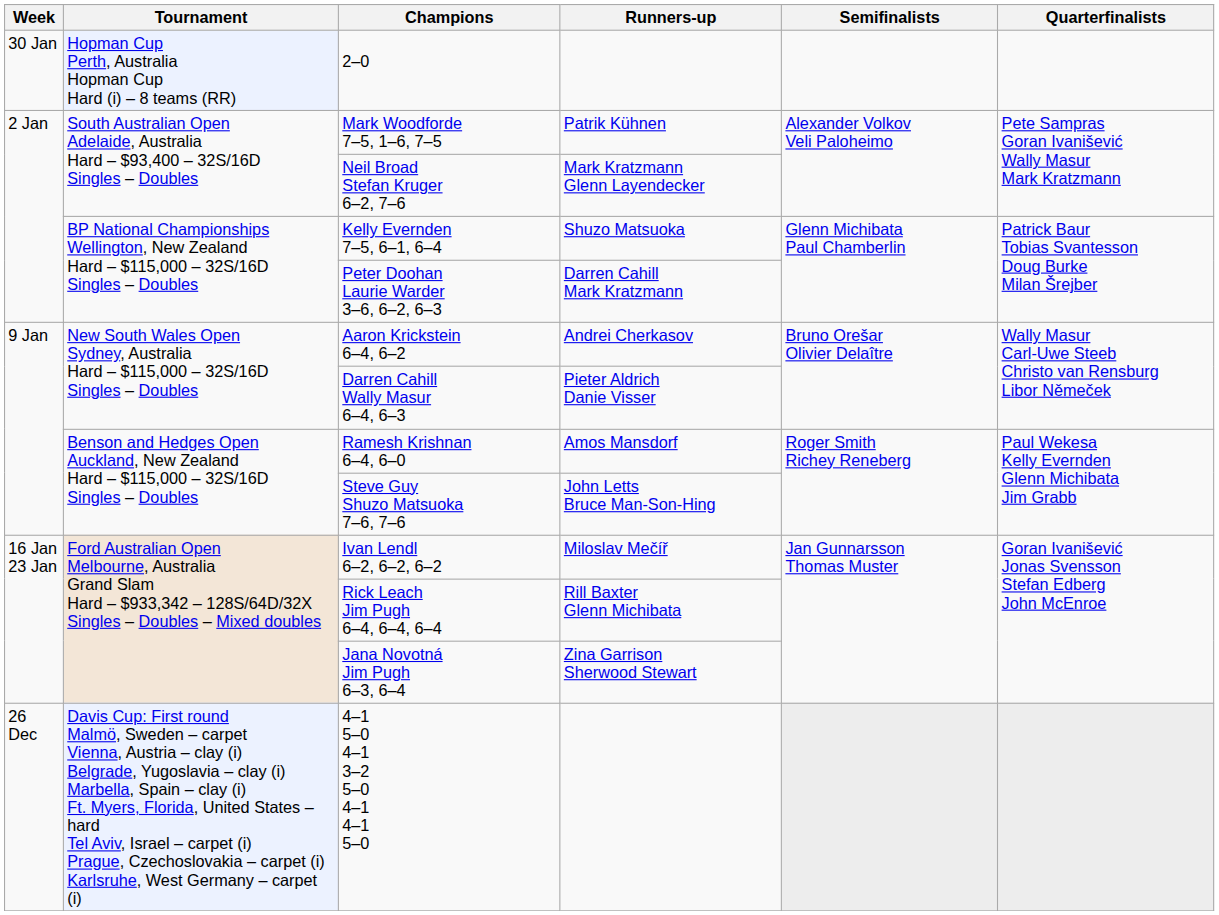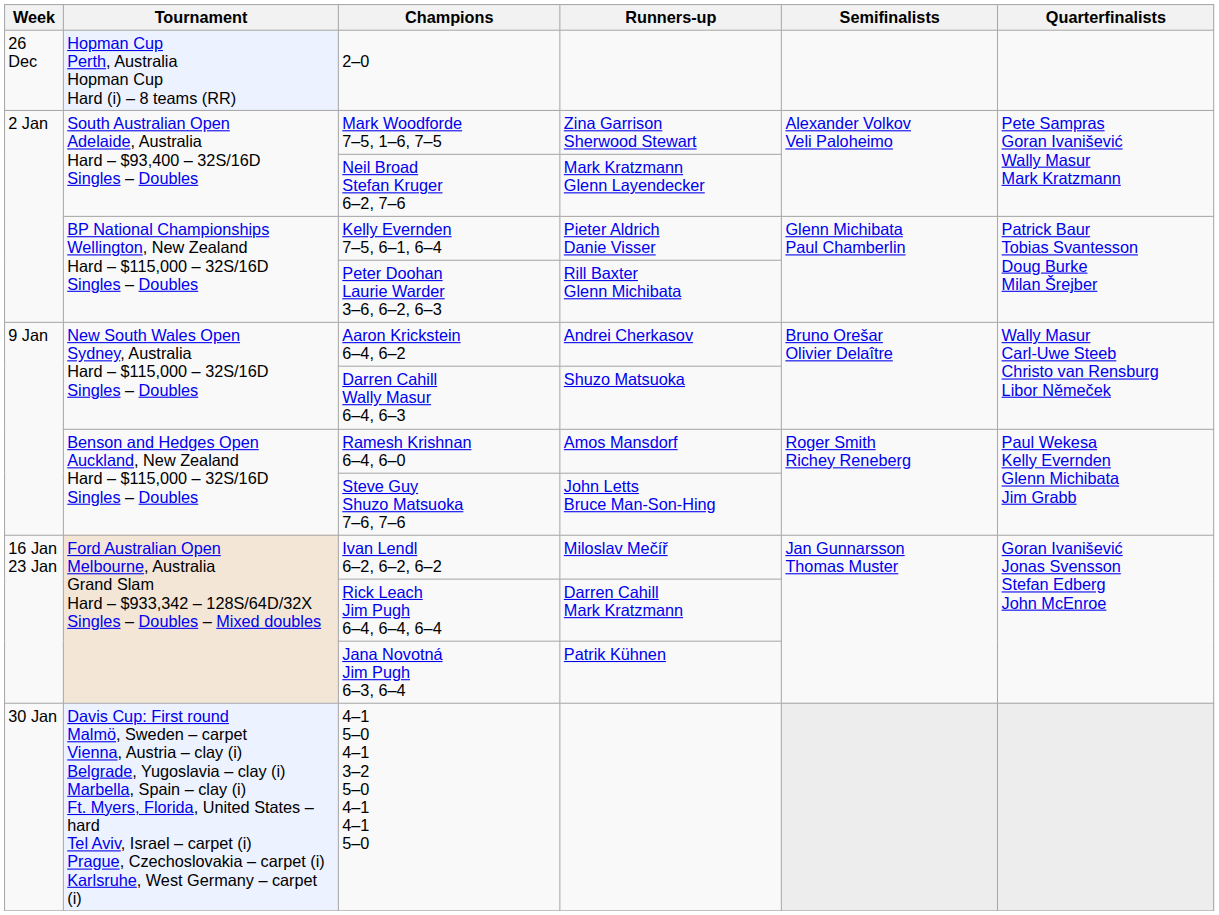(33, 43) 30 Jan -> (23, 52) 26 Dec
(615, 124) Patrik Kühnen -> (630, 133) Zina Garrison Sherwood Stewart
(624, 230) Shuzo Matsuoka -> (612, 239) Pieter Aldrich Danie Visser
(623, 283) Darren Cahill Mark Kratzmann -> (623, 283) Rill Baxter Glenn Michibata
(612, 389) Pieter Aldrich Danie Visser -> (624, 380) Shuzo Matsuoka
(623, 601) Rill Baxter Glenn Michibata -> (623, 601) Darren Cahill Mark Kratzmann
(630, 663) Zina Garrison Sherwood Stewart -> (615, 654) Patrik Kühnen
(23, 725) 26 Dec -> (33, 716) 30 Jan
